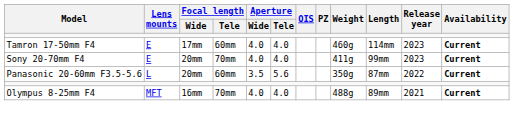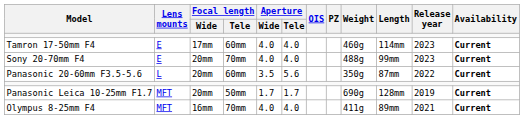(343, 59) 411g -> (353, 59) 488g
+ row: (79, 92)
(343, 92) 488g -> (353, 107) 411g
